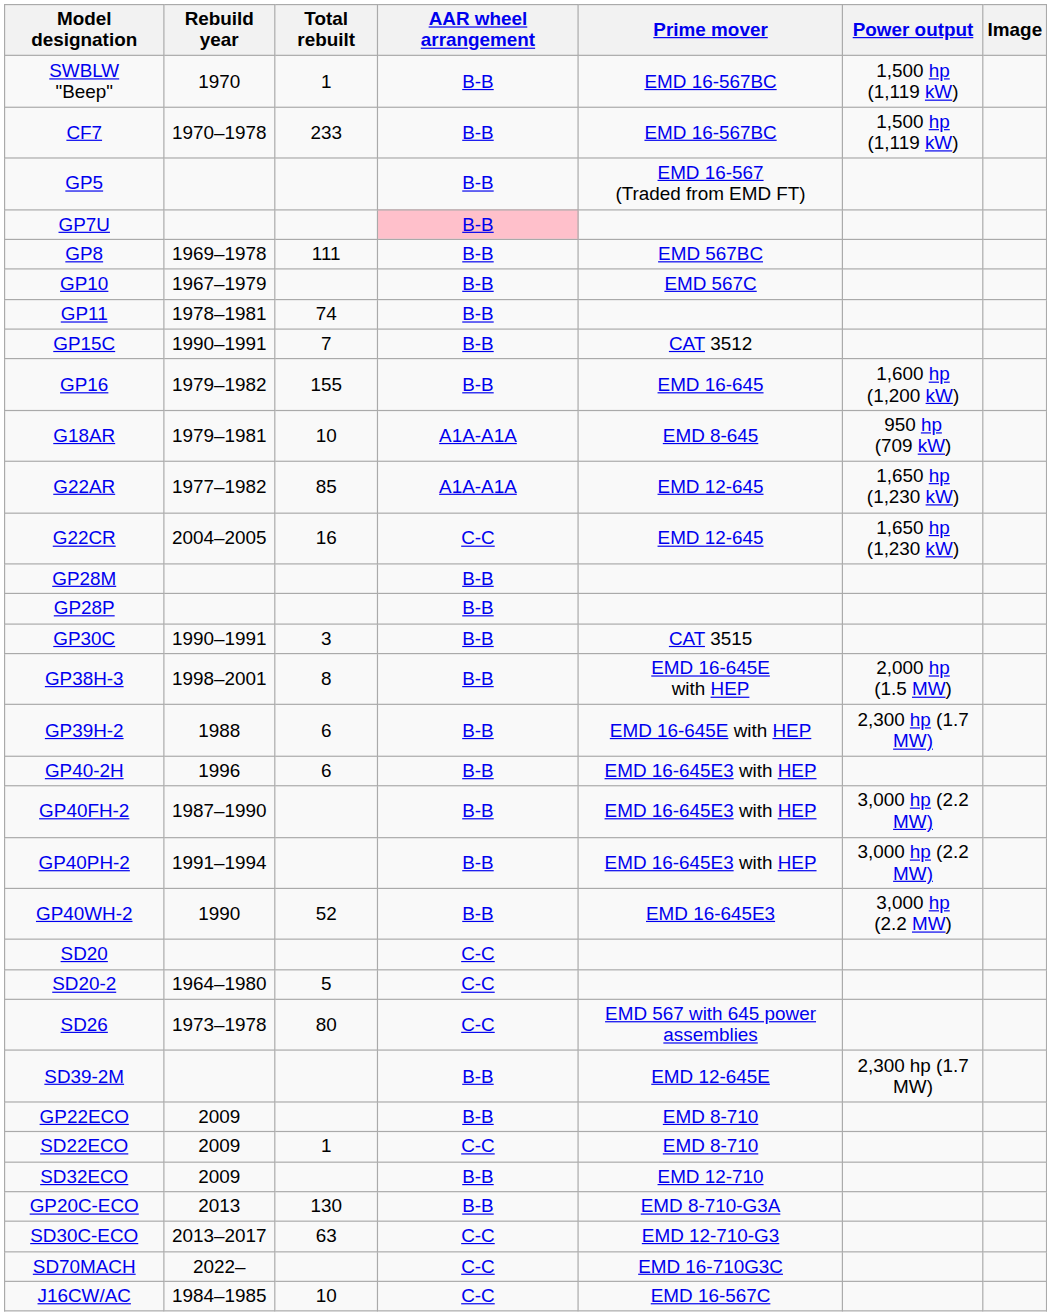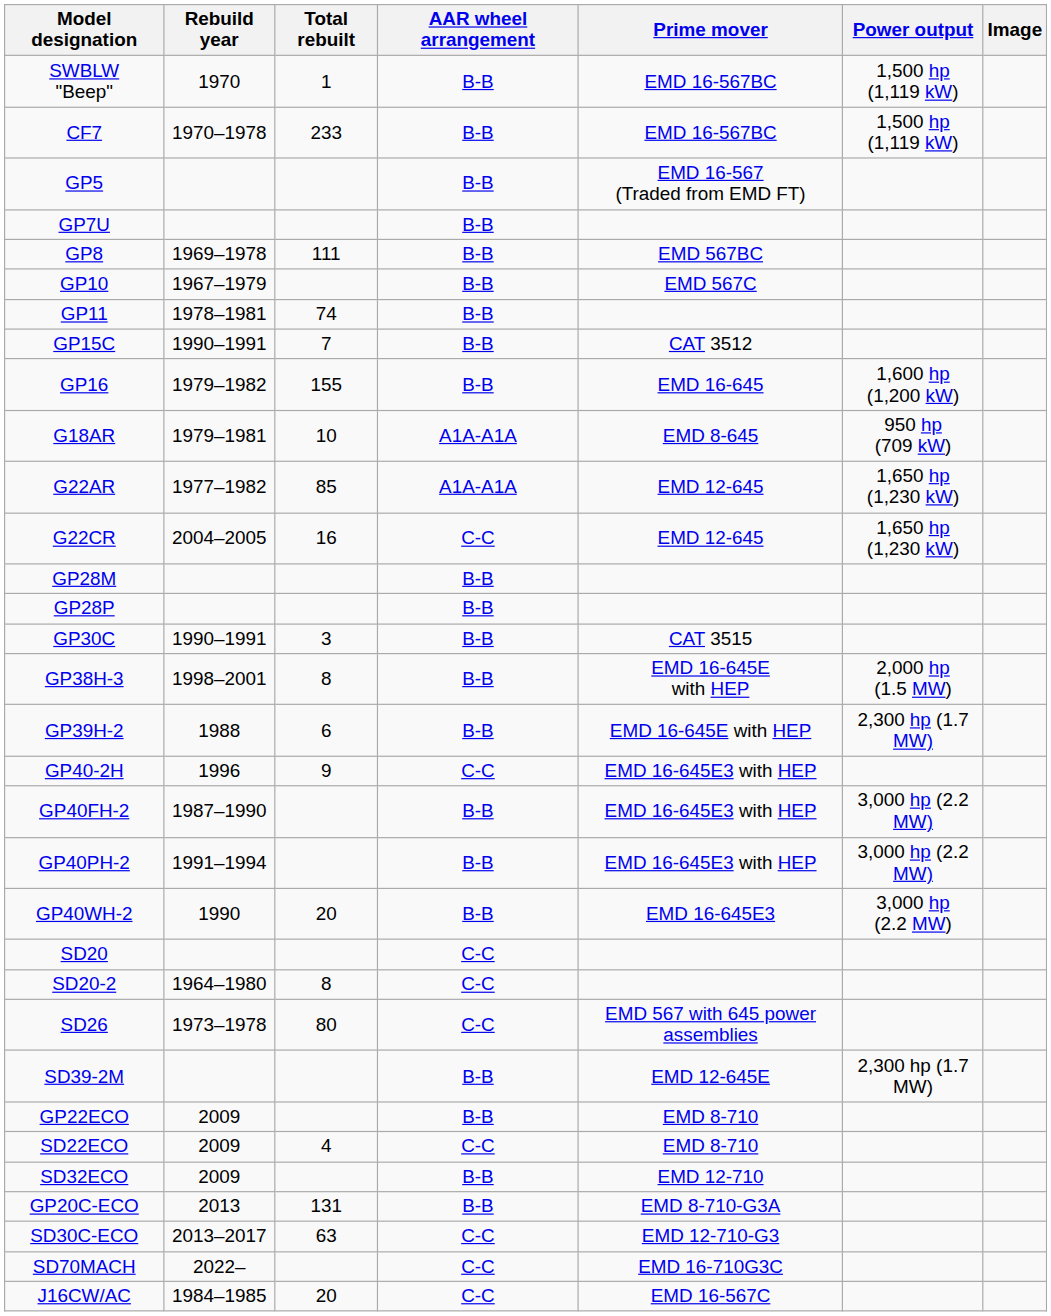(478, 224) pink background -> (478, 224) no background
(326, 770) 6 -> (326, 770) 9
(478, 770) B-B -> (478, 770) C-C
(326, 913) 52 -> (326, 913) 20
(326, 984) 5 -> (326, 984) 8
(326, 1146) 1 -> (326, 1146) 4
(326, 1206) 130 -> (326, 1206) 131
(326, 1296) 10 -> (326, 1296) 20
